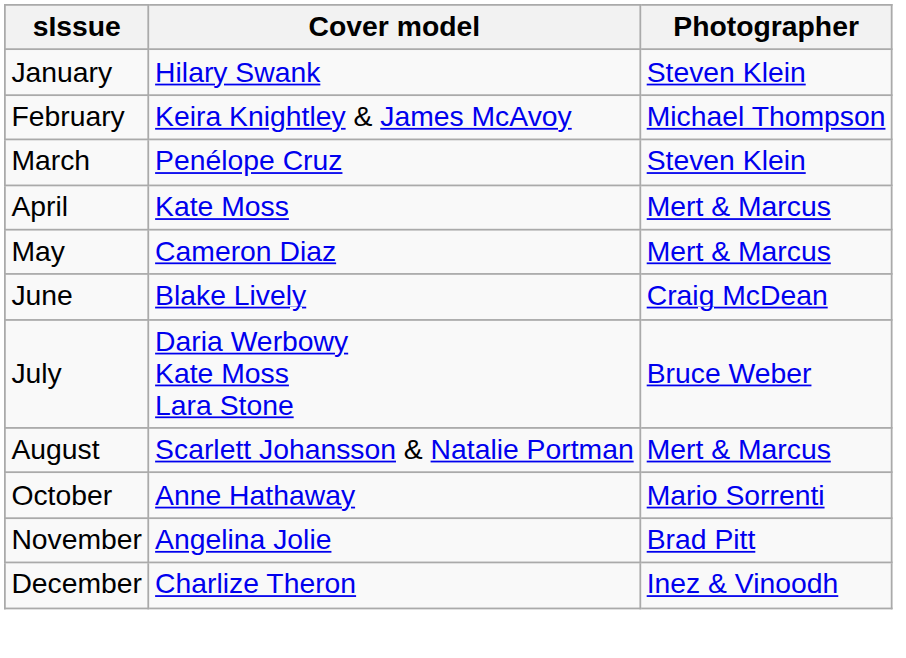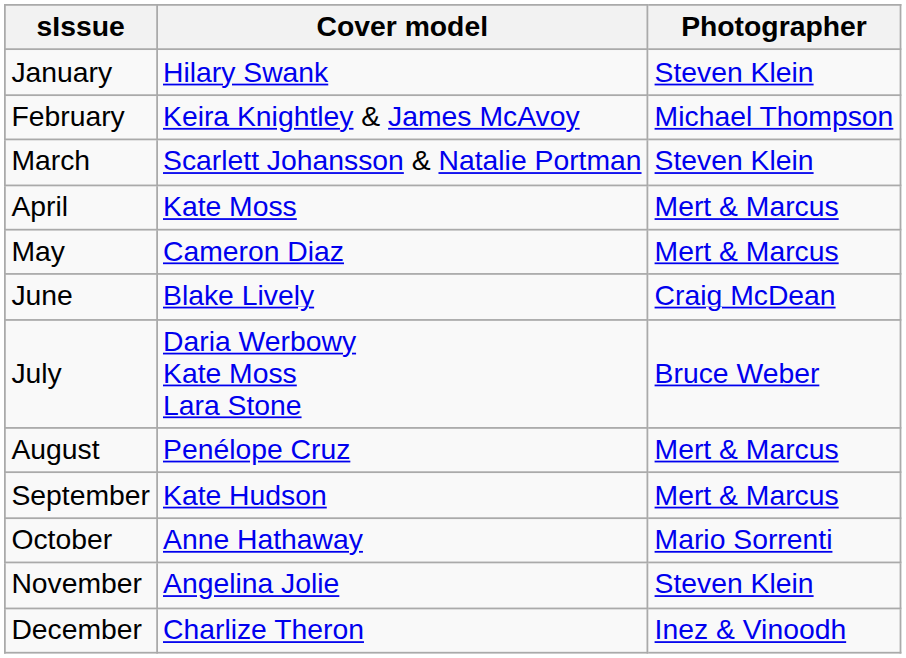(249, 161) Penélope Cruz -> (402, 161) Scarlett Johansson & Natalie Portman
(394, 449) Scarlett Johansson & Natalie Portman -> (257, 449) Penélope Cruz
+ row: (81, 494)
(701, 539) Brad Pitt -> (734, 584) Steven Klein
